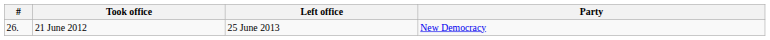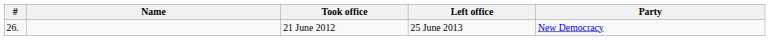+ column: (154, 12)
